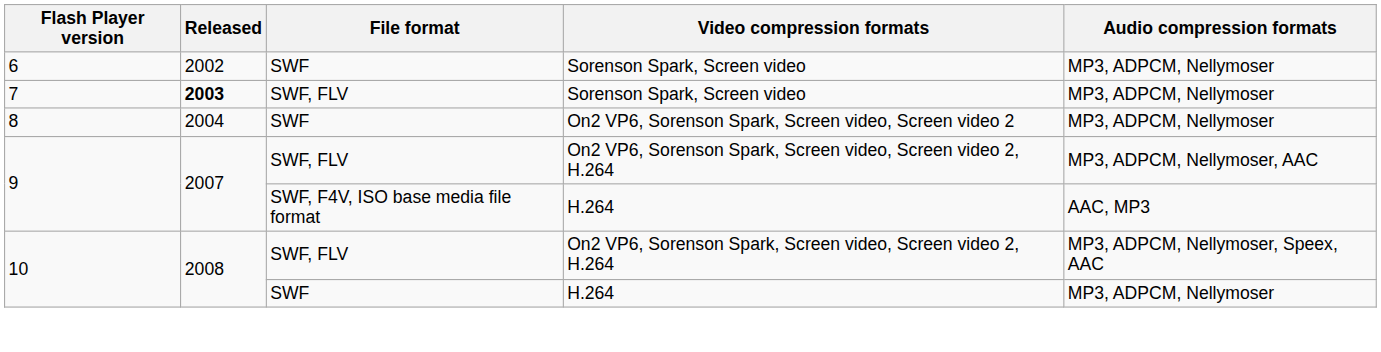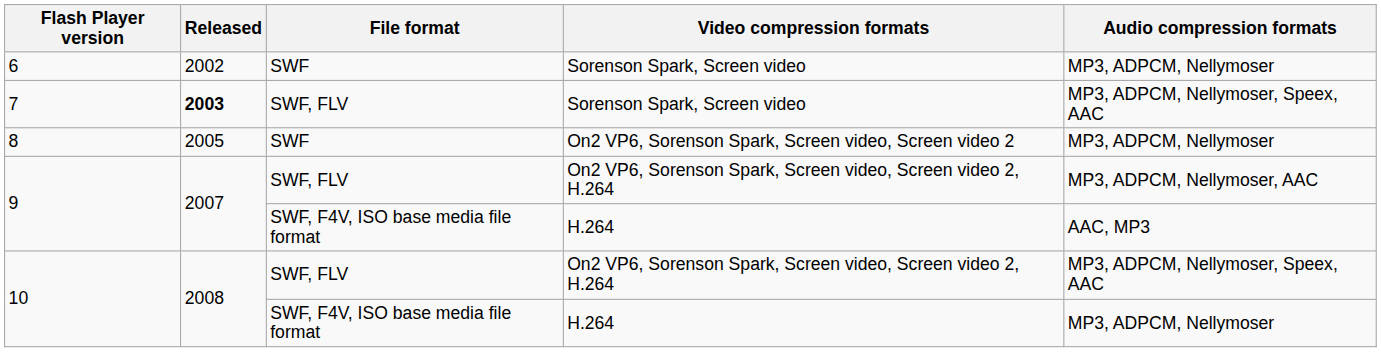(1171, 94) MP3, ADPCM, Nellymoser -> (1203, 103) MP3, ADPCM, Nellymoser, Speex, AAC
(204, 121) 2004 -> (204, 141) 2005
(290, 293) SWF -> (391, 322) SWF, F4V, ISO base media file format
